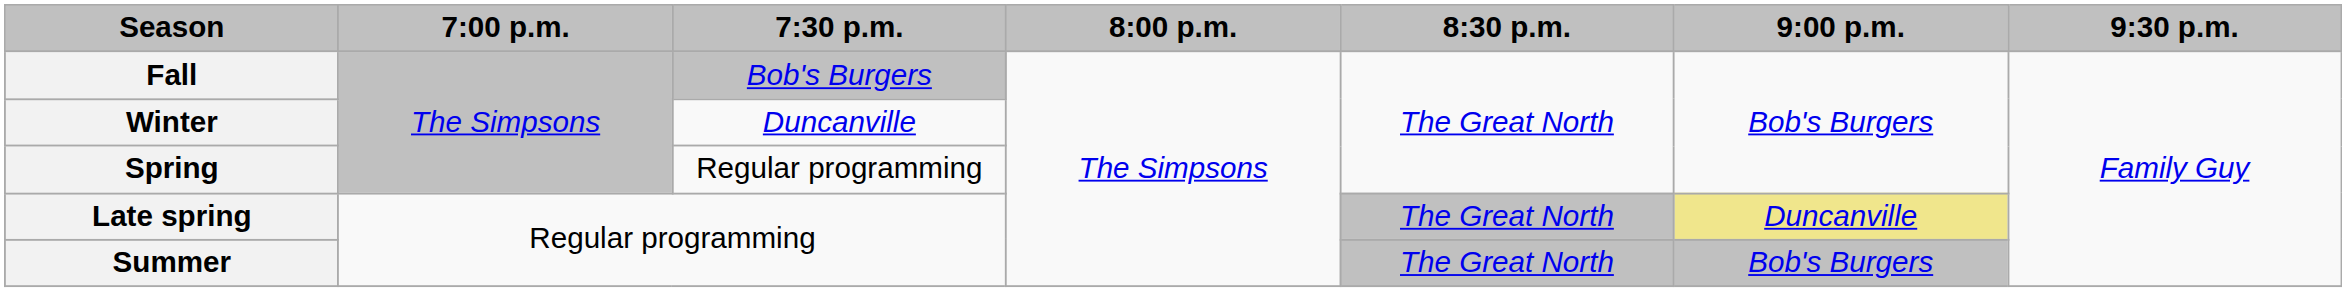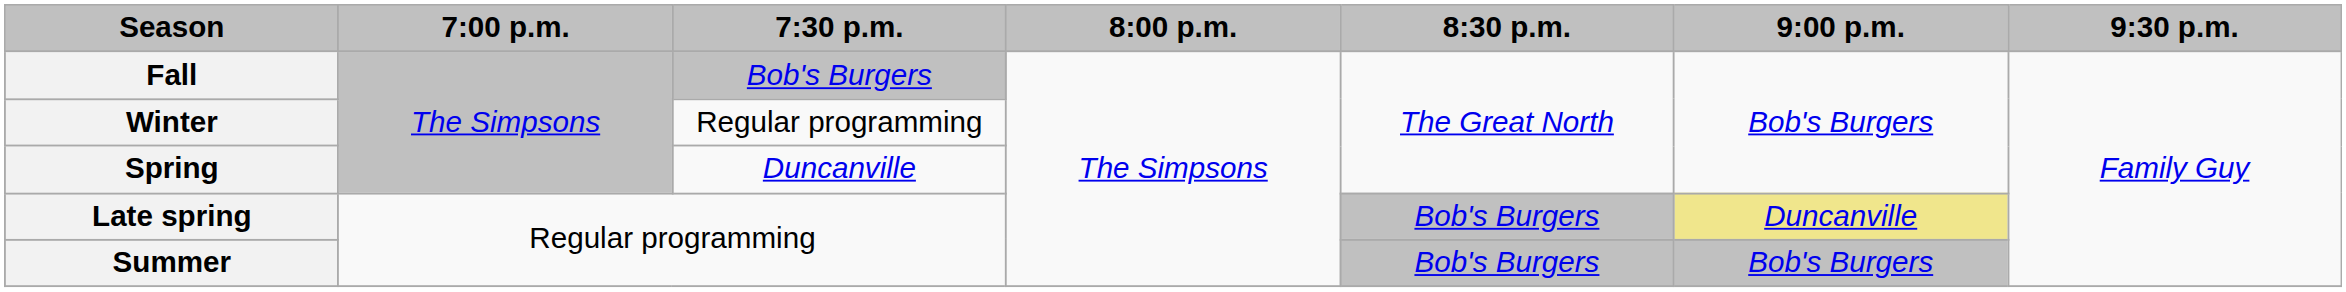(839, 121) Duncanville -> (839, 121) Regular programming
(839, 168) Regular programming -> (839, 168) Duncanville
(1507, 215) The Great North -> (1507, 215) Bob's Burgers
(1507, 262) The Great North -> (1507, 262) Bob's Burgers
